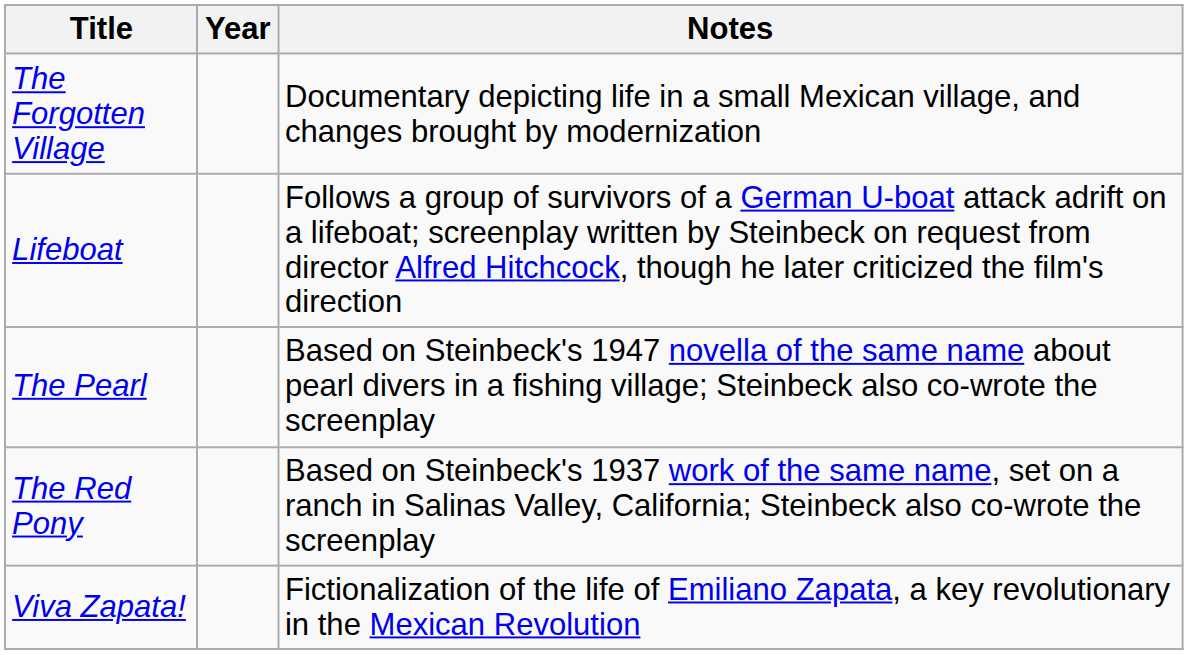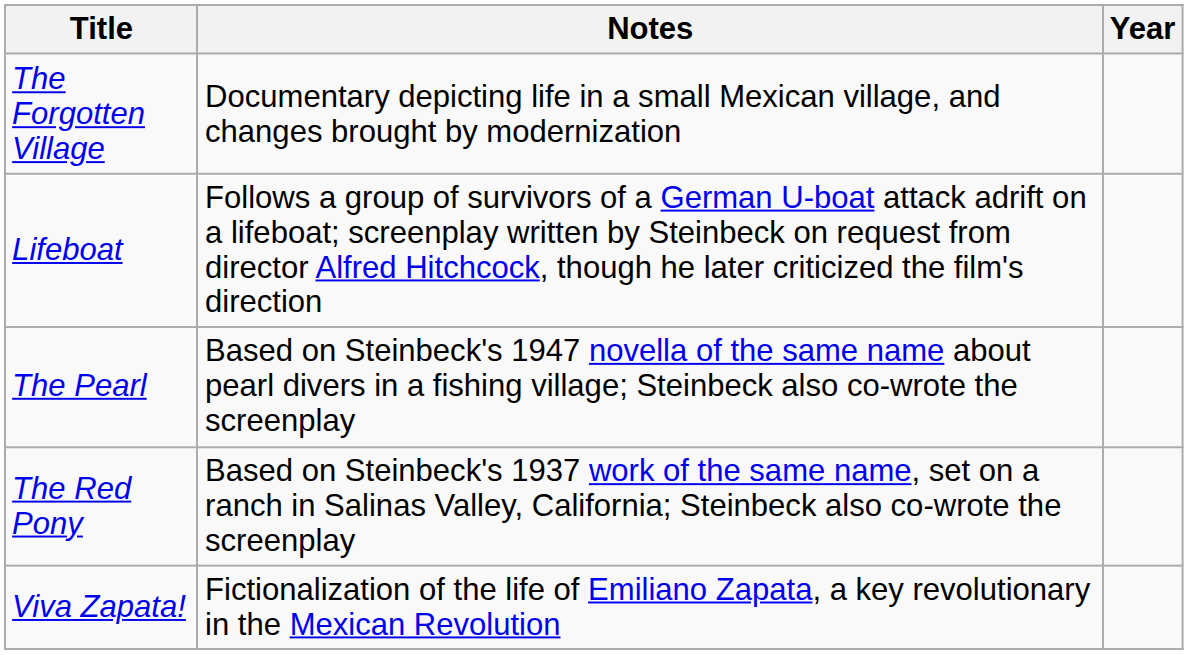columns swapped: (238, 29) <-> (730, 29)
